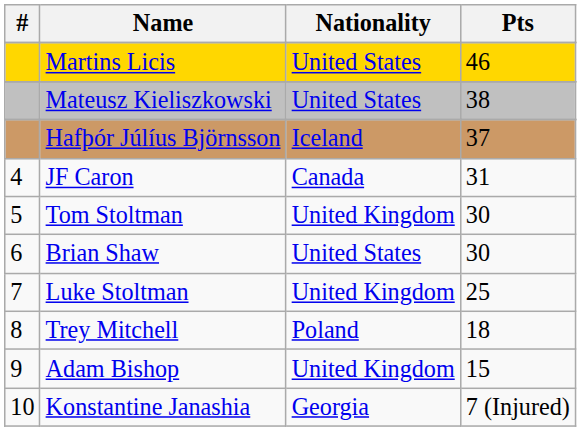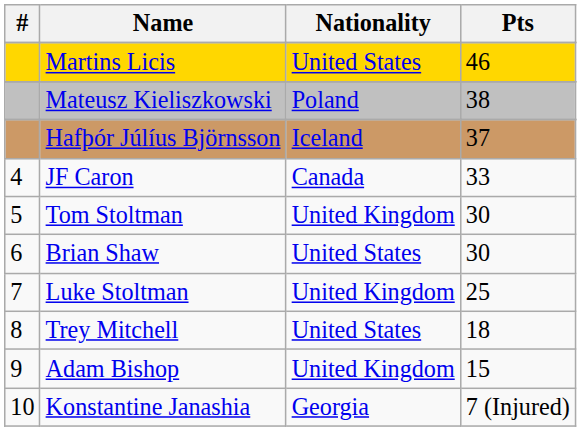(356, 100) United States -> (325, 100) Poland
(478, 176) 31 -> (478, 176) 33
(325, 330) Poland -> (356, 330) United States
